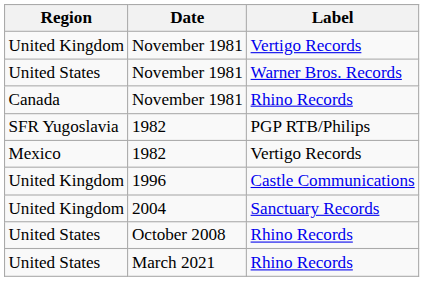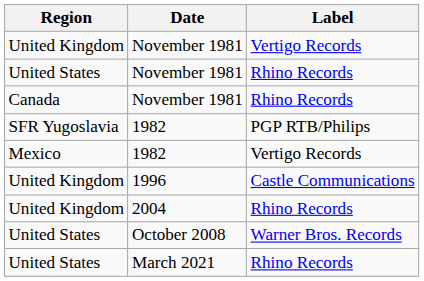(326, 72) Warner Bros. Records -> (302, 72) Rhino Records
(315, 208) Sanctuary Records -> (302, 208) Rhino Records
(302, 235) Rhino Records -> (326, 235) Warner Bros. Records
